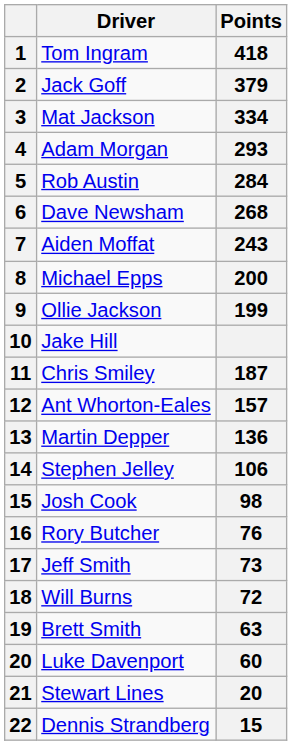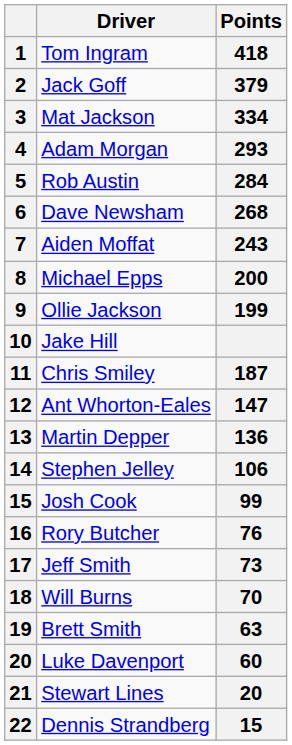(251, 405) 157 -> (251, 405) 147
(251, 501) 98 -> (251, 501) 99
(251, 597) 72 -> (251, 597) 70
